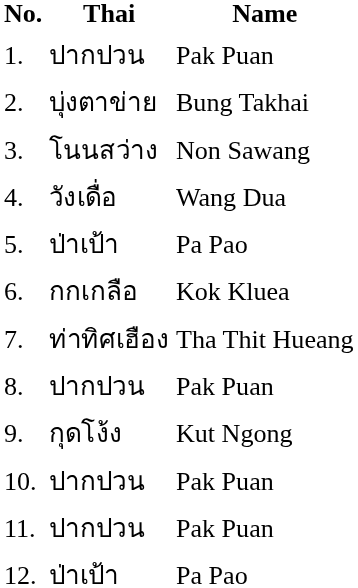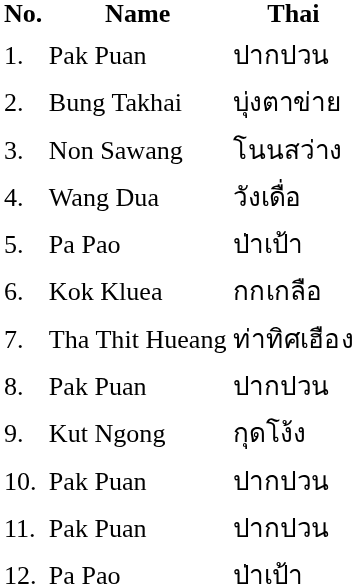columns swapped: (265, 13) <-> (109, 13)
